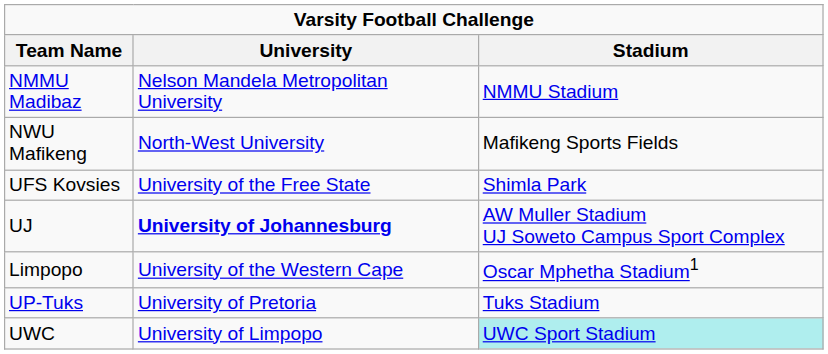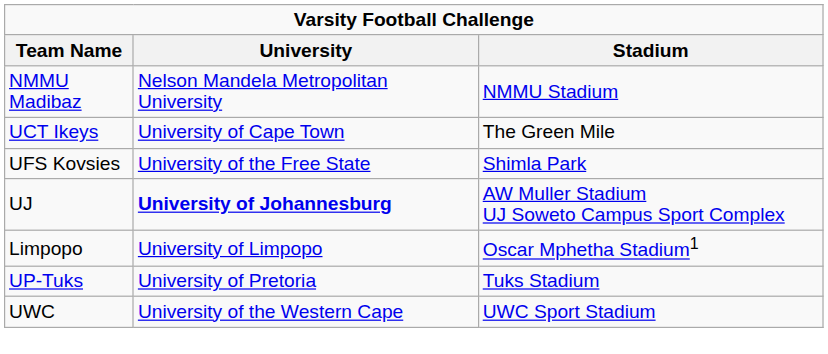- row: (48, 143)
+ row: (54, 132)
(271, 269) University of the Western Cape -> (230, 248) University of Limpopo
(230, 333) University of Limpopo -> (271, 311) University of the Western Cape
(569, 333) paleturquoise background -> (569, 311) no background
